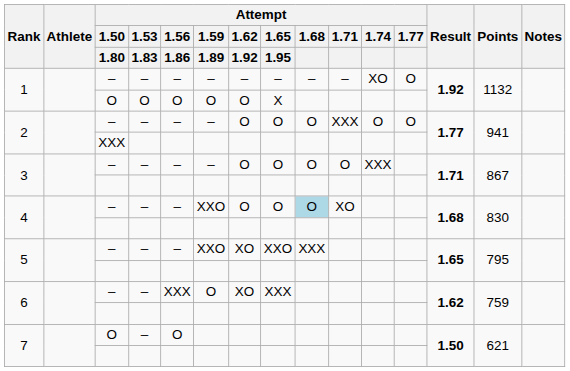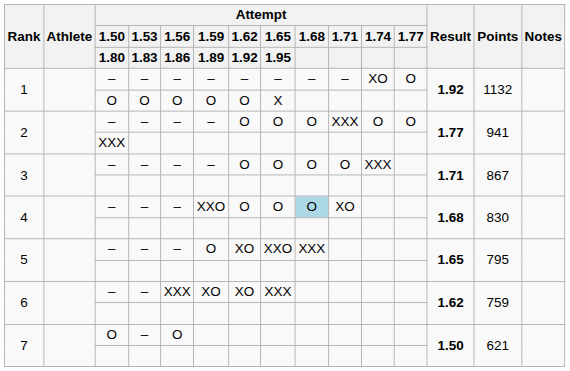(211, 249) XXO -> (211, 249) O
(211, 292) O -> (211, 292) XO
